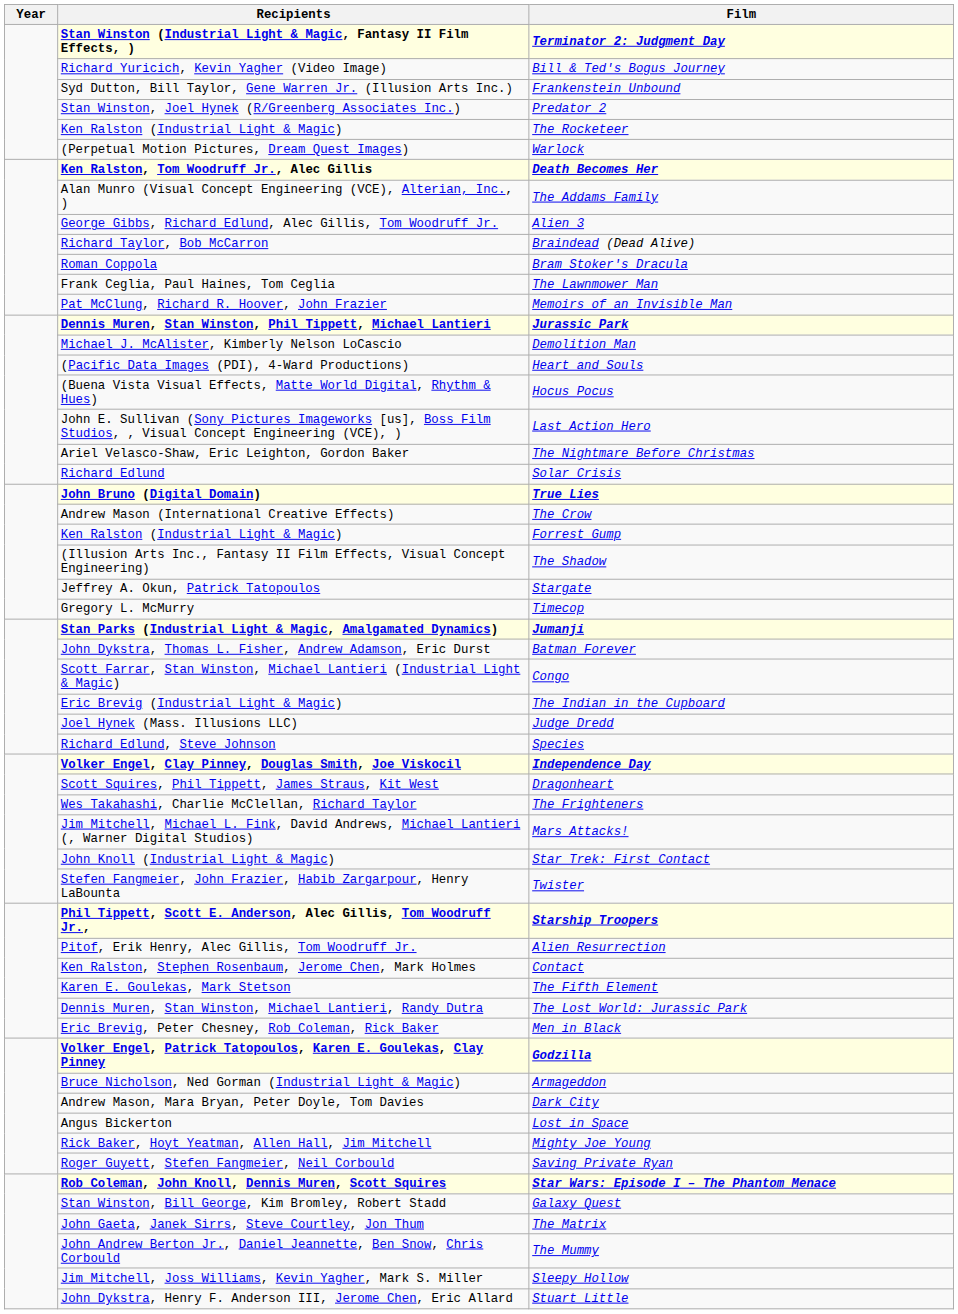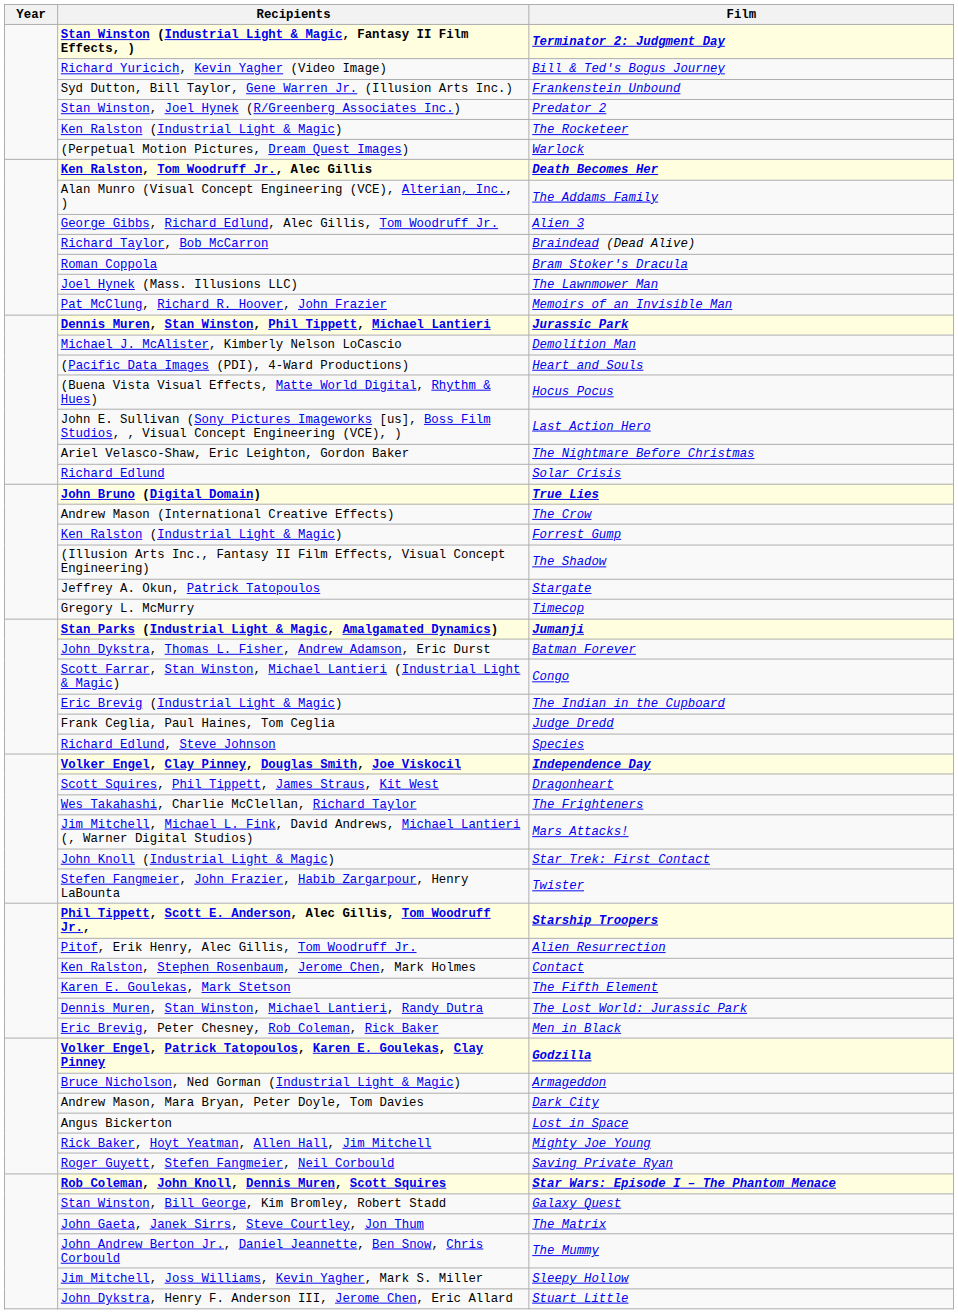(198, 285) Frank Ceglia, Paul Haines, Tom Ceglia -> (179, 285) Joel Hynek (Mass. Illusions LLC)
(179, 724) Joel Hynek (Mass. Illusions LLC) -> (198, 724) Frank Ceglia, Paul Haines, Tom Ceglia
